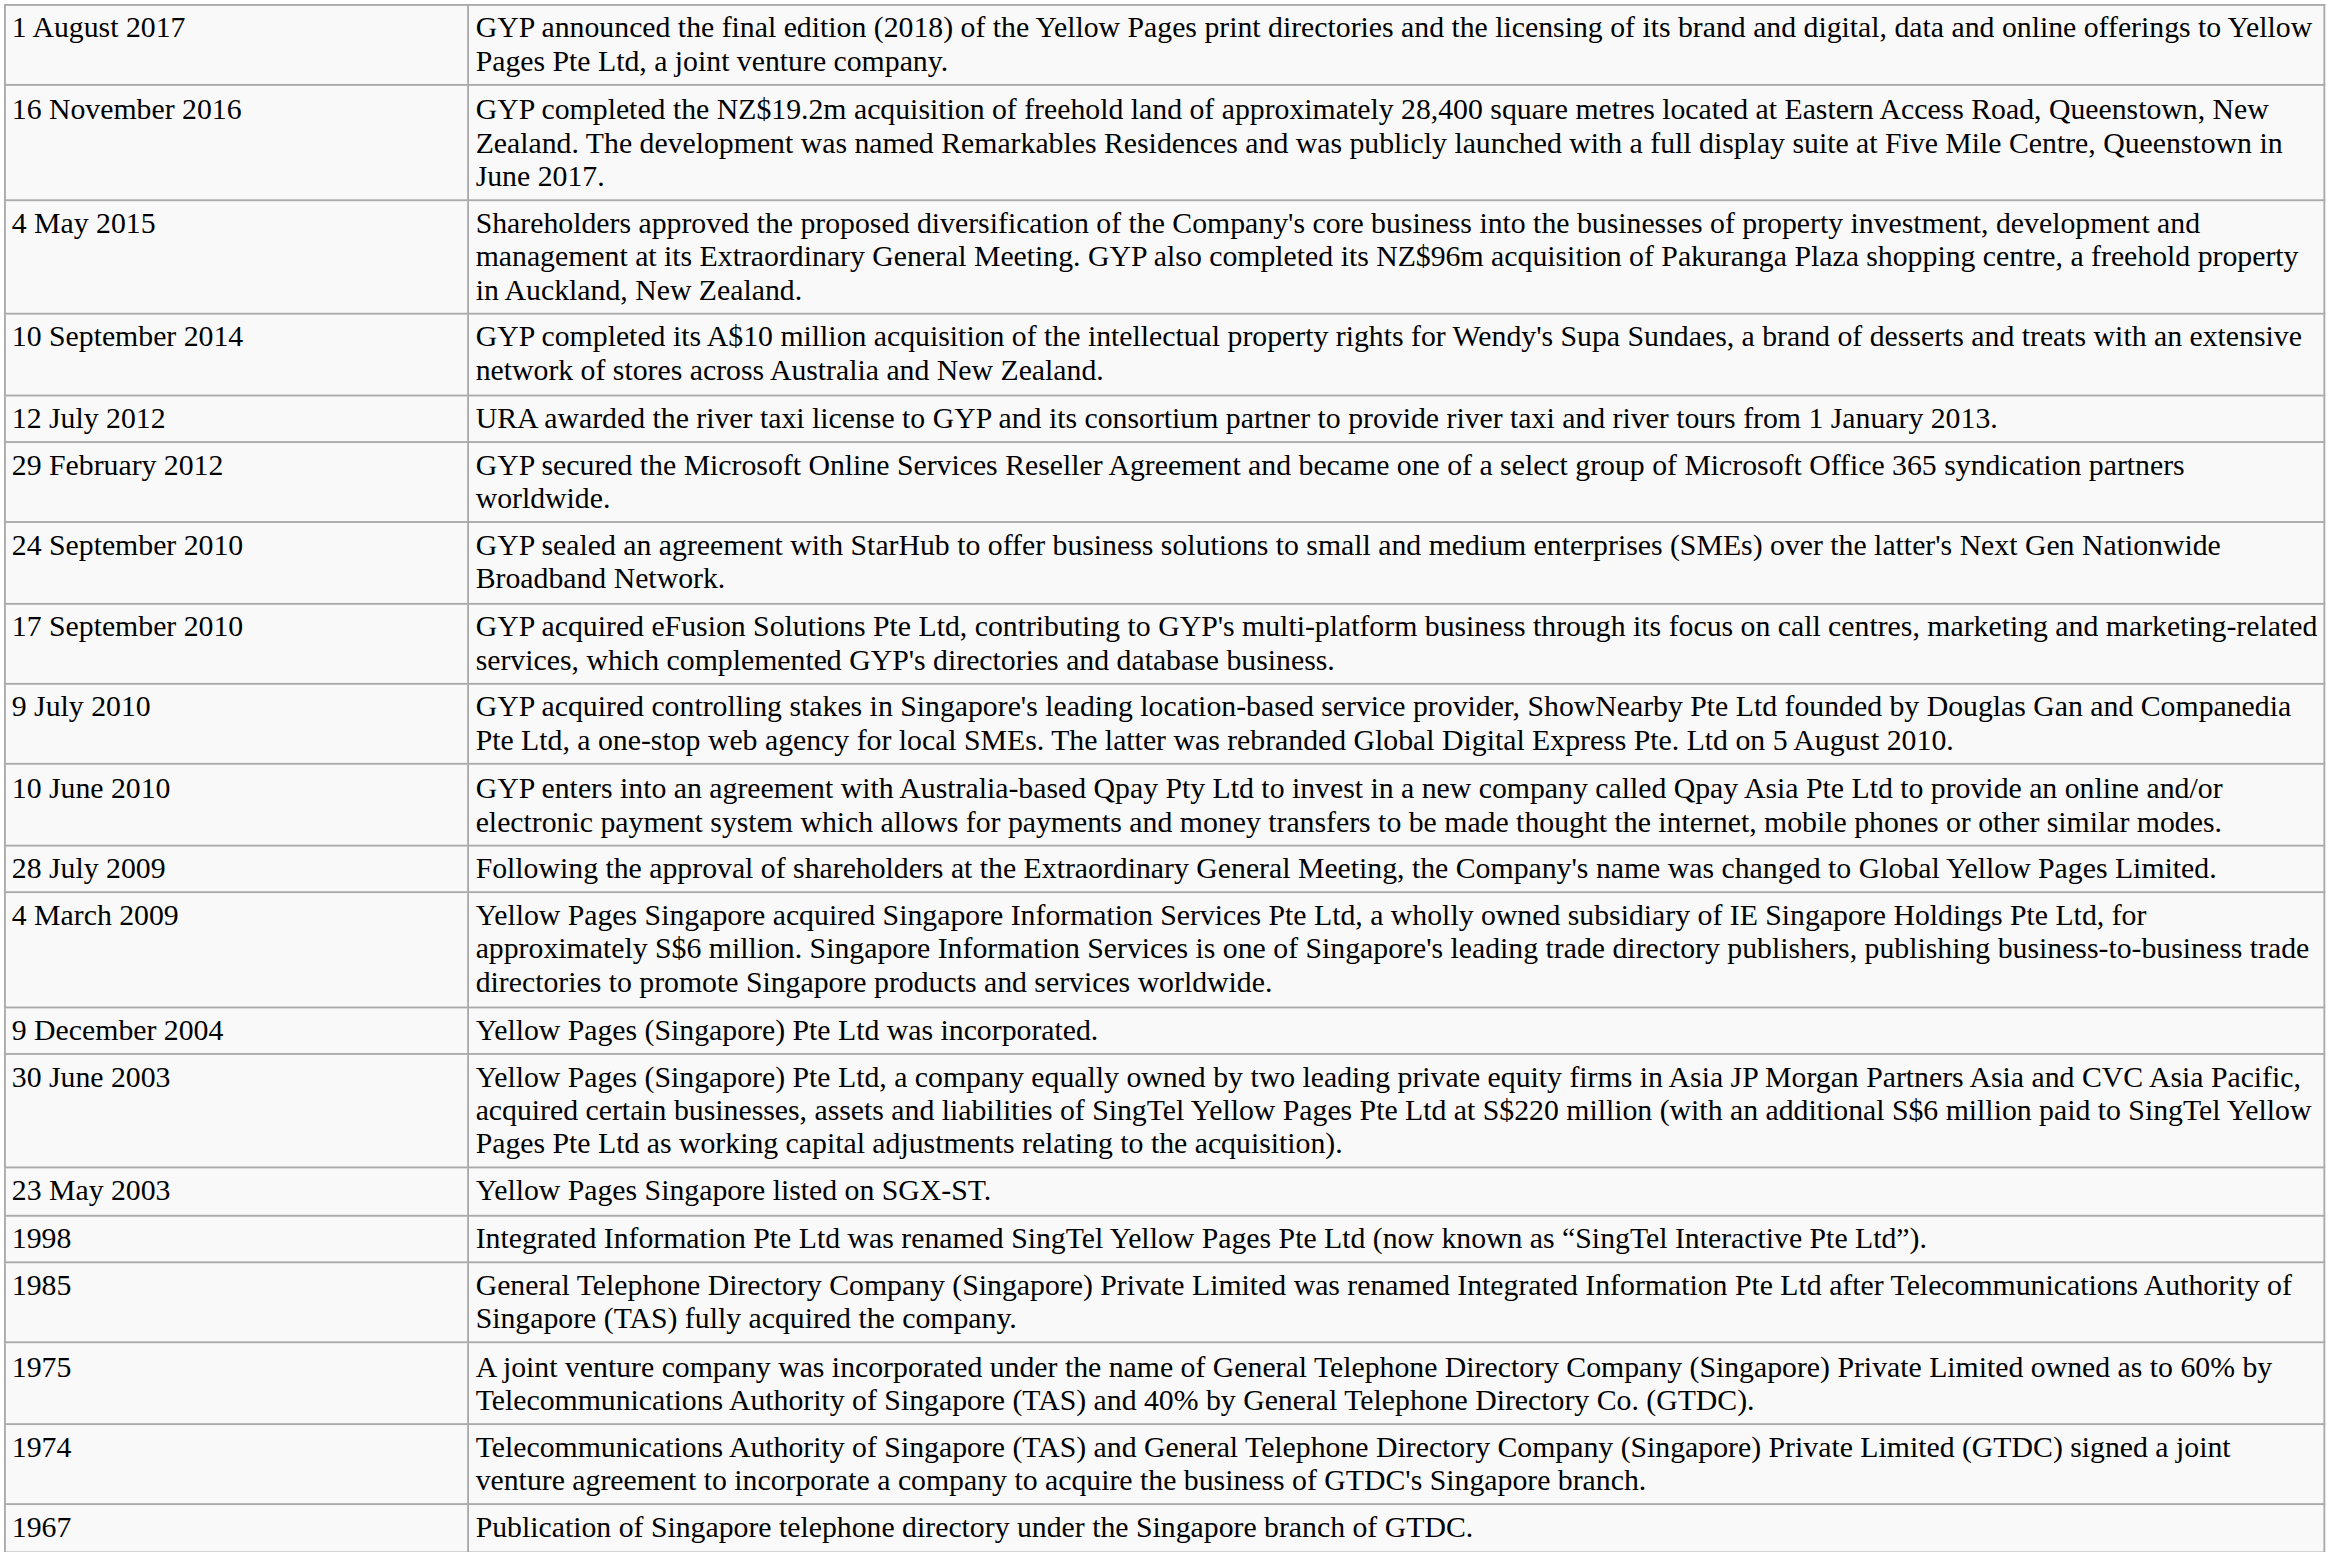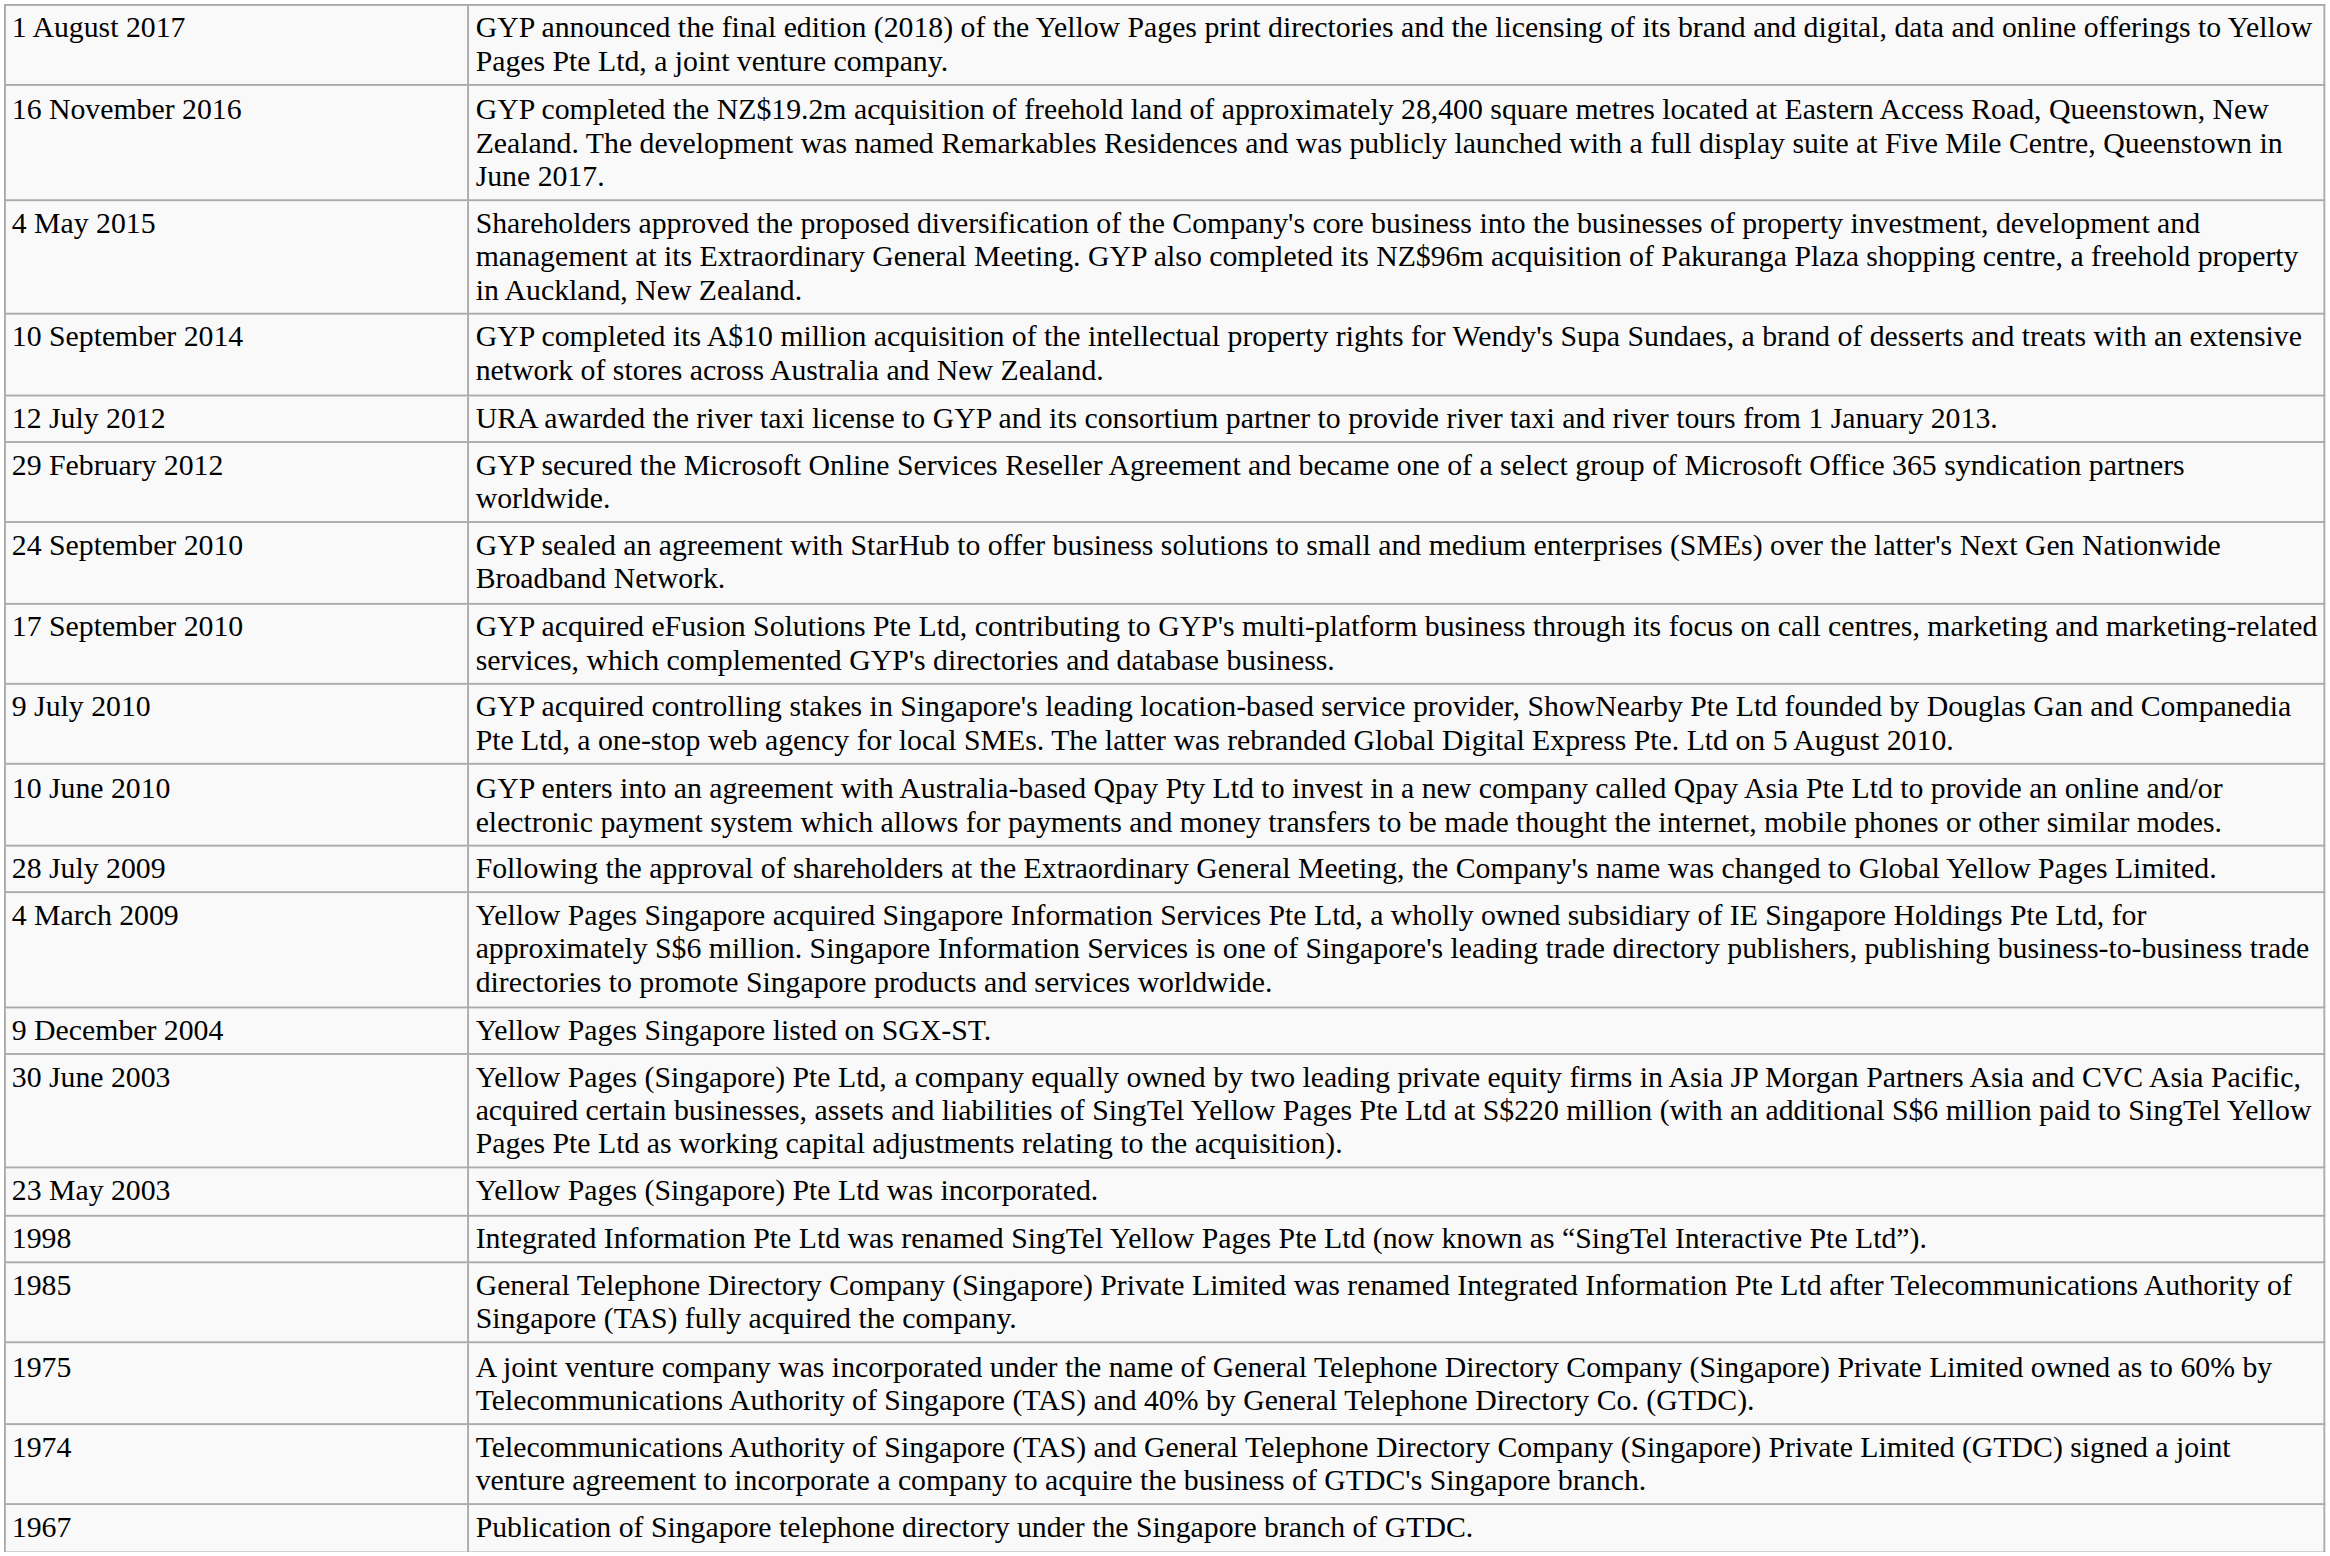(787, 1029) Yellow Pages (Singapore) Pte Ltd was incorporated. -> (733, 1029) Yellow Pages Singapore listed on SGX-ST.
(733, 1191) Yellow Pages Singapore listed on SGX-ST. -> (787, 1191) Yellow Pages (Singapore) Pte Ltd was incorporated.
